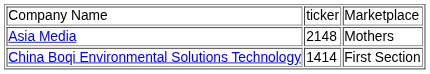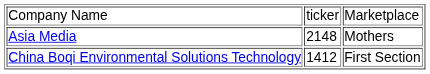(321, 57) 1414 -> (321, 57) 1412
